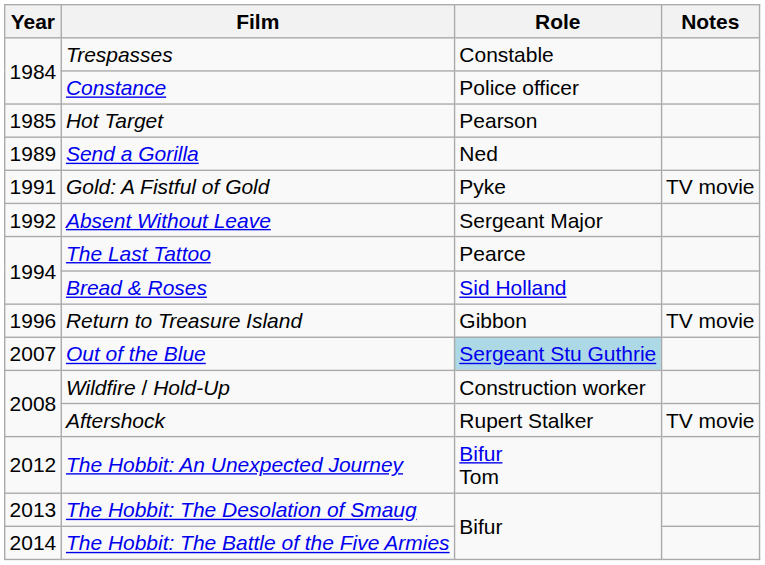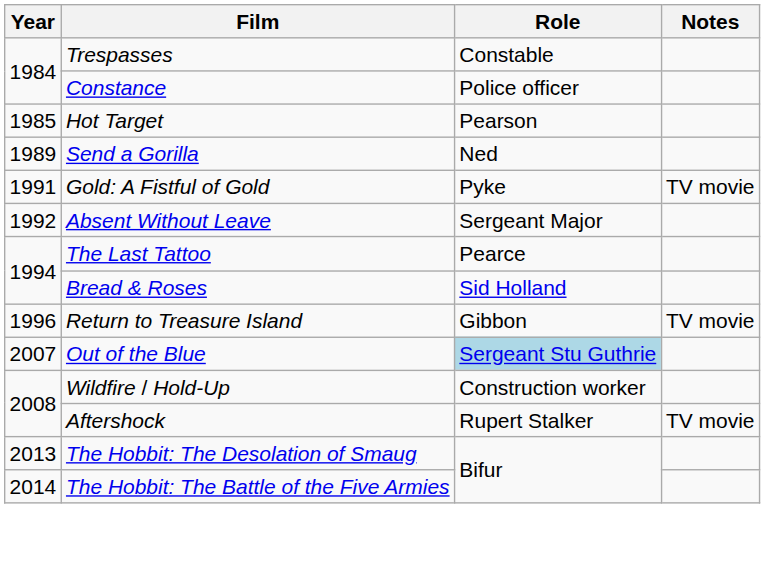- row: (235, 465)
